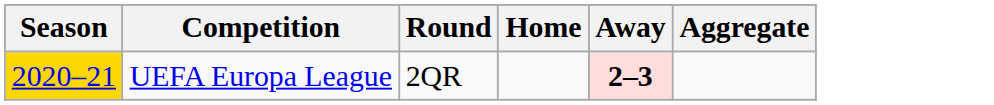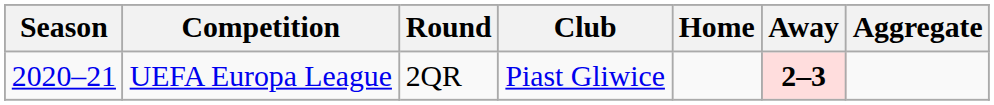+ column: (585, 28)
(64, 75) gold background -> (64, 75) no background
